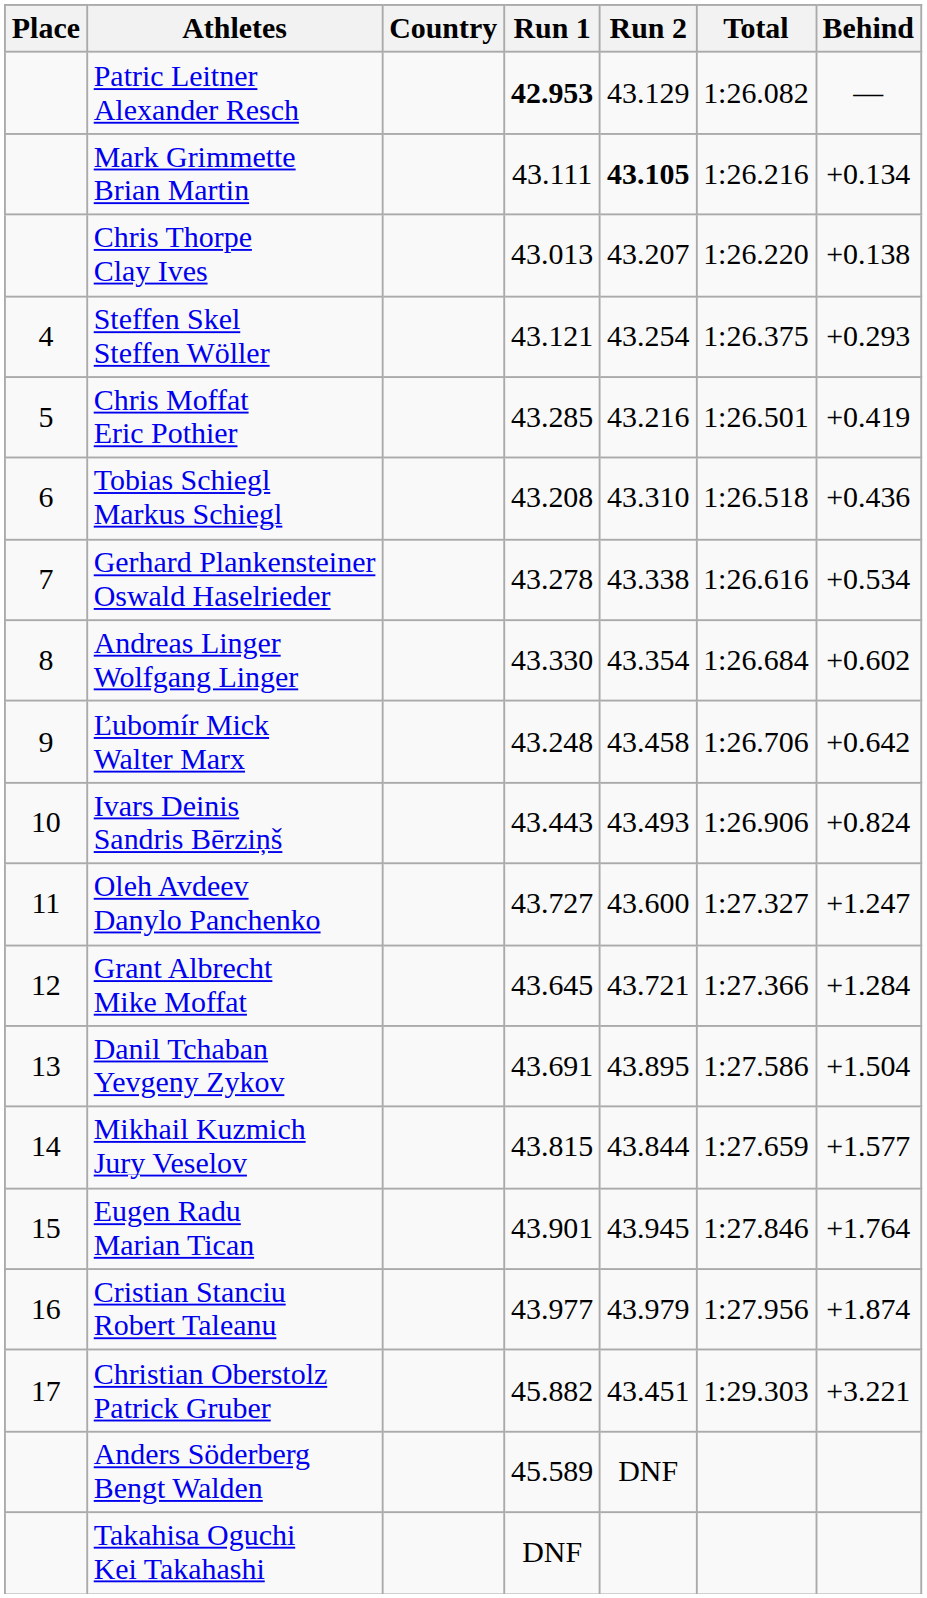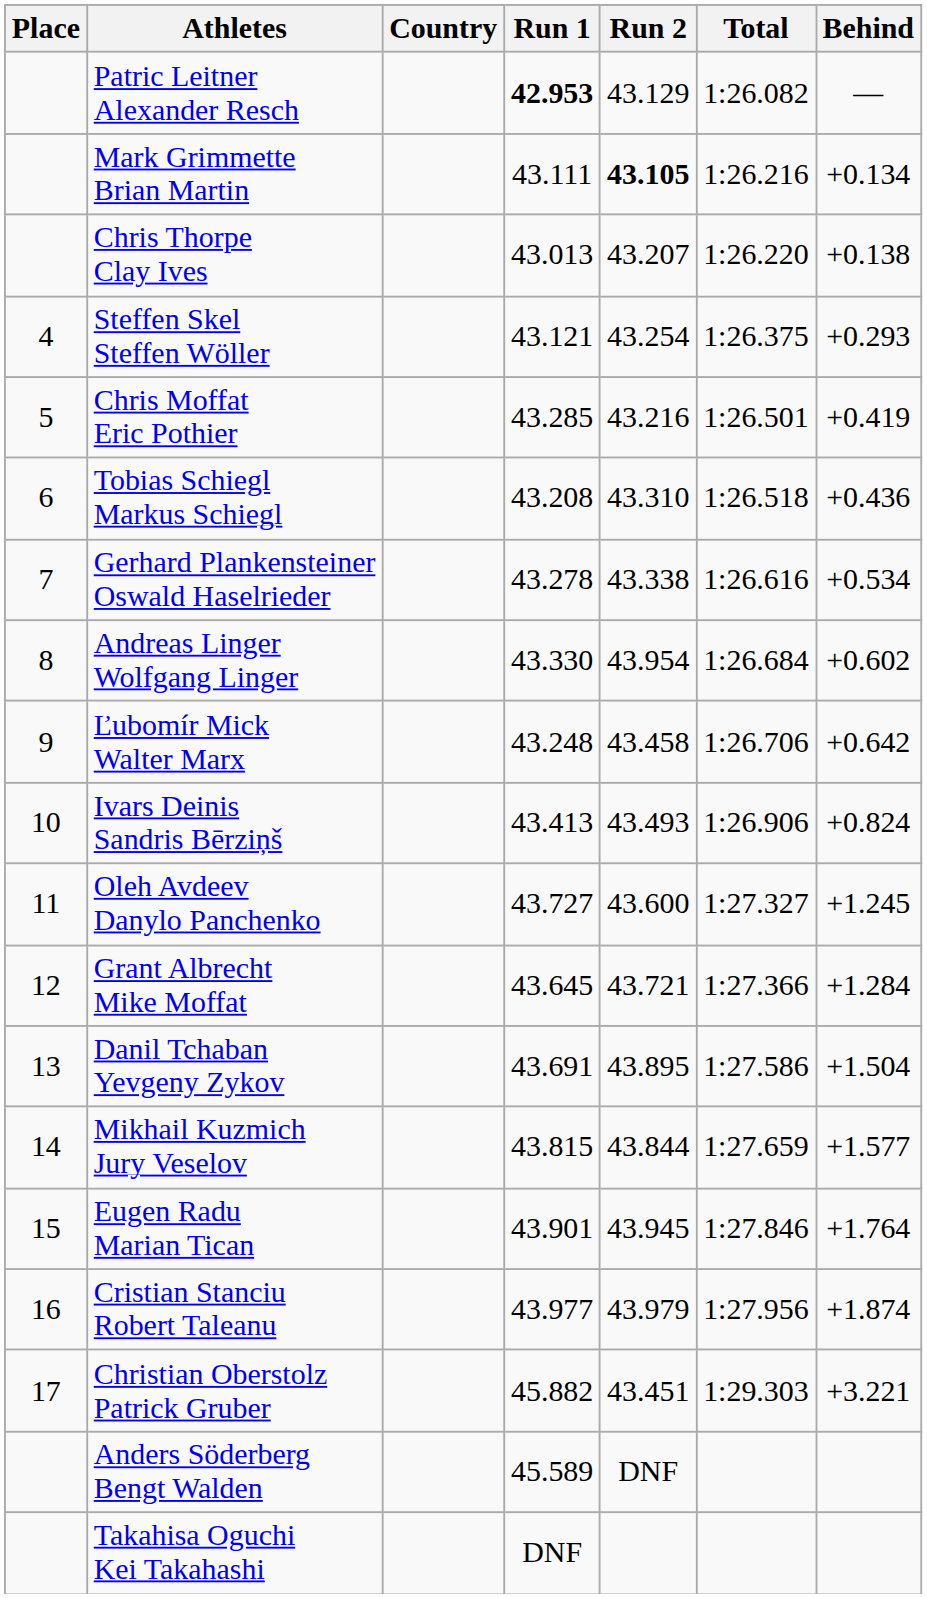(648, 660) 43.354 -> (648, 660) 43.954
(552, 822) 43.443 -> (552, 822) 43.413
(868, 903) +1.247 -> (868, 903) +1.245
